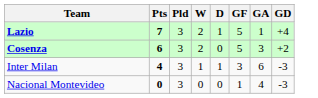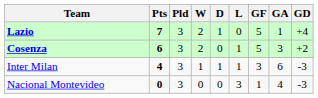+ column: (239, 13)
